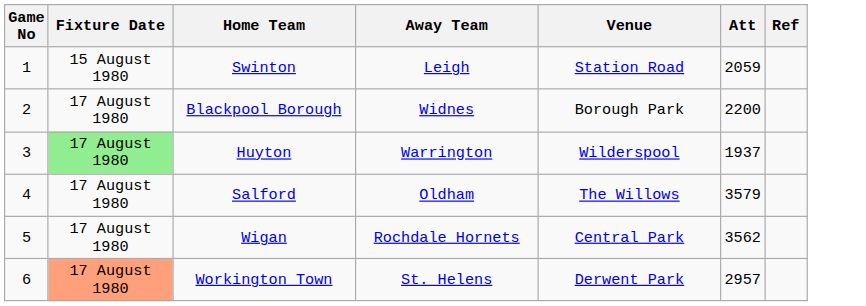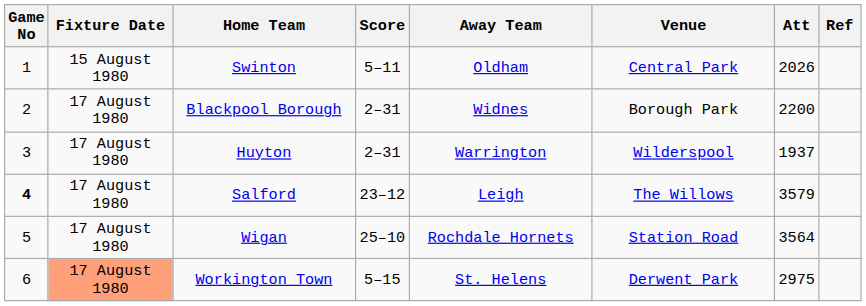+ column: (382, 26)
(447, 68) Leigh -> (501, 68) Oldham
(629, 68) Station Road -> (683, 68) Central Park
(743, 68) 2059 -> (797, 68) 2026
(110, 153) lightgreen background -> (110, 153) no background
(26, 195) normal -> (26, 195) bold
(447, 195) Oldham -> (501, 195) Leigh
(629, 237) Central Park -> (683, 237) Station Road
(743, 237) 3562 -> (797, 237) 3564
(743, 280) 2957 -> (797, 280) 2975
